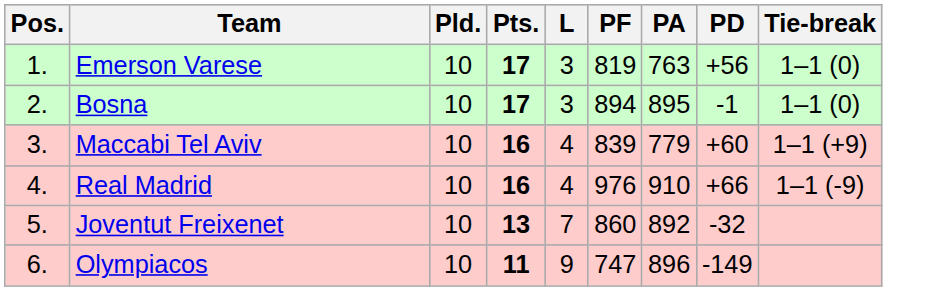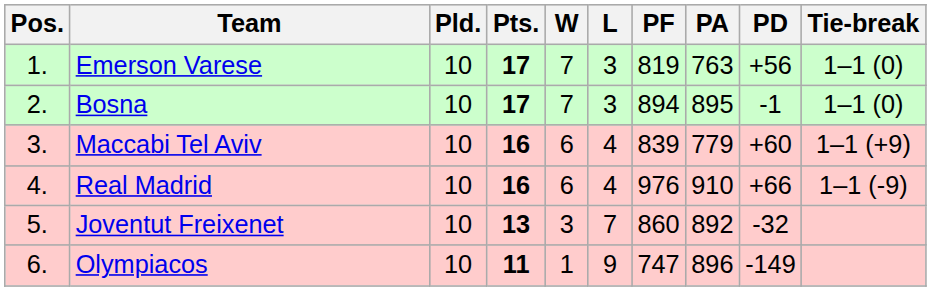+ column: (567, 24)
